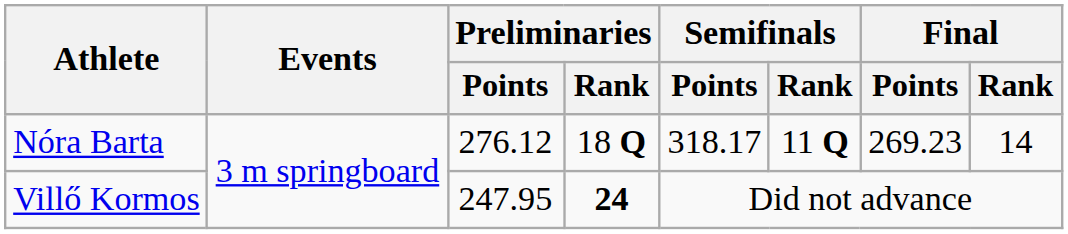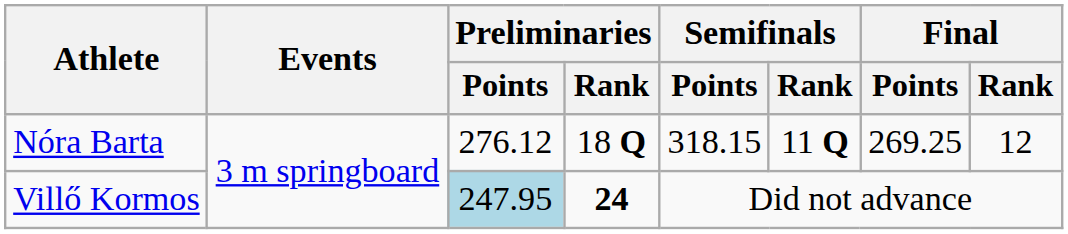(715, 142) 318.17 -> (715, 142) 318.15
(915, 142) 269.23 -> (915, 142) 269.25
(1016, 142) 14 -> (1016, 142) 12
(505, 198) no background -> (505, 198) lightblue background
